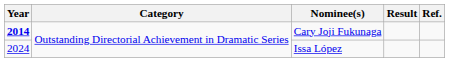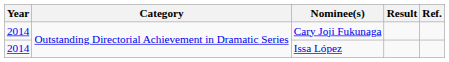(18, 31) bold -> (18, 31) normal
(18, 48) 2024 -> (18, 48) 2014
